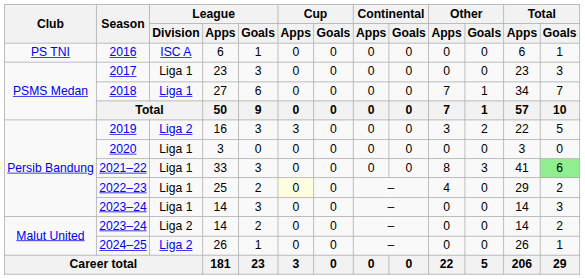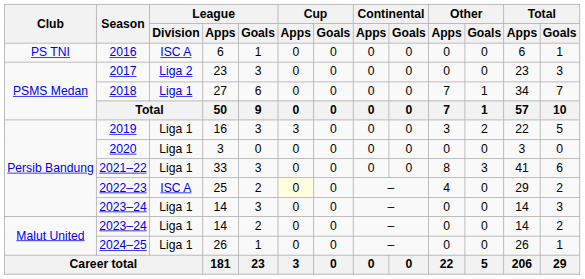(176, 71) Liga 1 -> (176, 71) Liga 2
(176, 129) Liga 2 -> (176, 129) Liga 1
(560, 168) lightgreen background -> (560, 168) no background
(176, 187) Liga 1 -> (176, 187) ISC A
(176, 226) Liga 2 -> (176, 226) Liga 1
(176, 245) Liga 2 -> (176, 245) Liga 1
